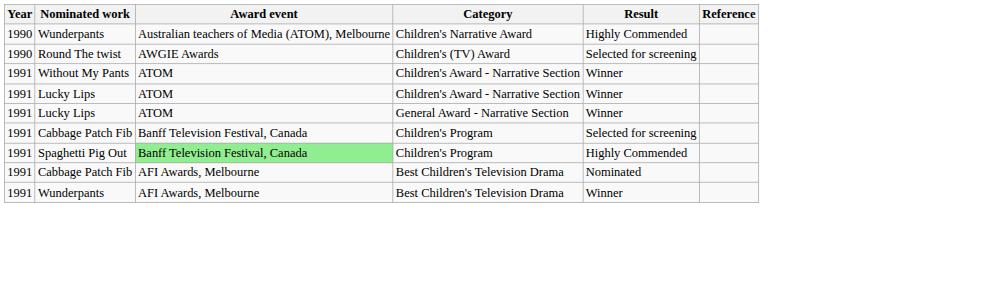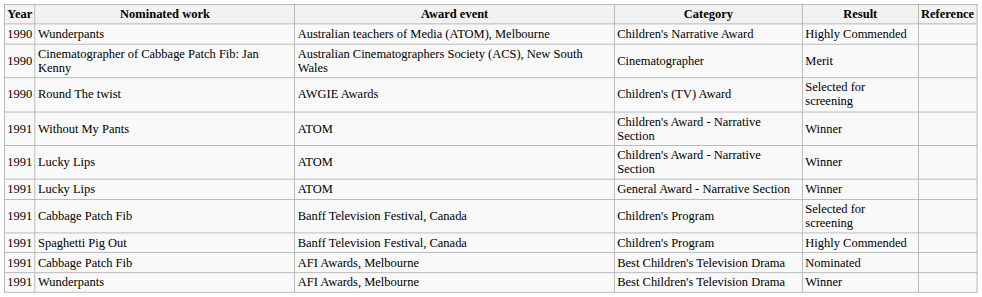+ row: (148, 61)
(223, 152) lightgreen background -> (382, 242) no background
